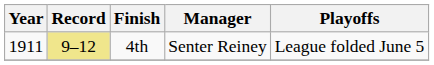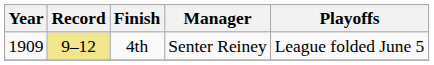(26, 45) 1911 -> (26, 45) 1909
